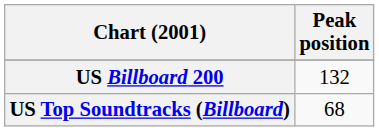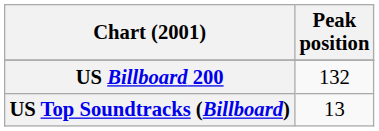(334, 109) 68 -> (334, 109) 13
